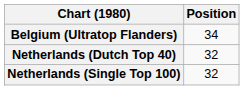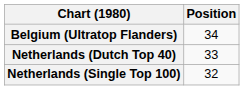(211, 54) 32 -> (211, 54) 33
